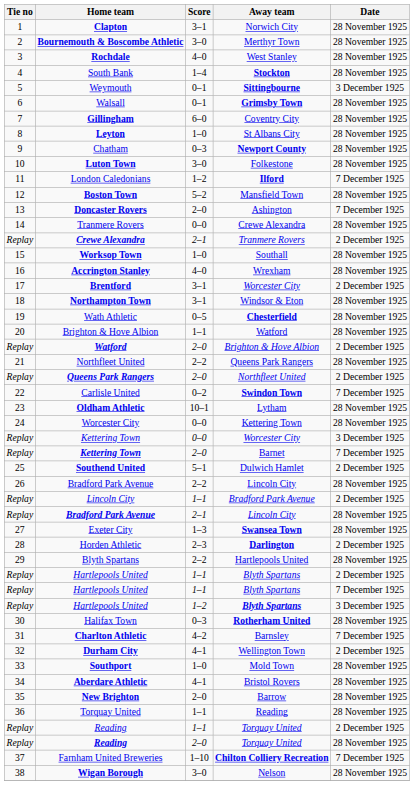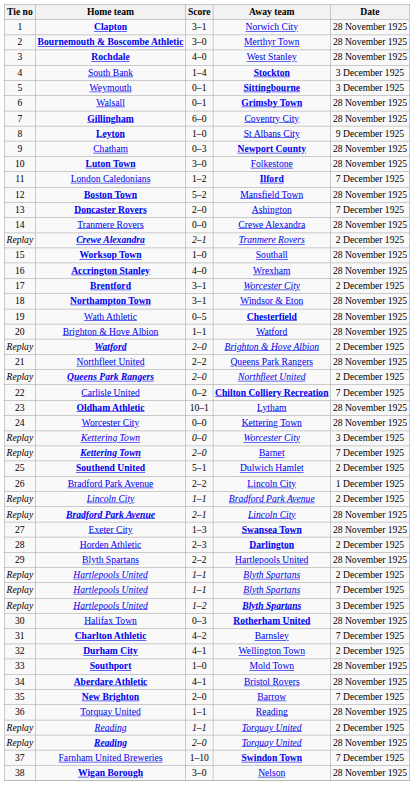(370, 73) 28 November 1925 -> (370, 73) 3 December 1925
(370, 133) 28 November 1925 -> (370, 133) 9 December 1925
(272, 392) Swindon Town -> (272, 392) Chilton Colliery Recreation
(370, 484) 28 November 1925 -> (370, 484) 1 December 1925
(370, 697) 28 November 1925 -> (370, 697) 7 December 1925
(272, 758) Chilton Colliery Recreation -> (272, 758) Swindon Town
